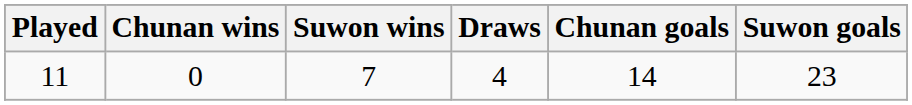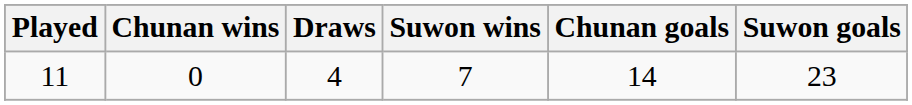columns swapped: (500, 28) <-> (369, 28)
